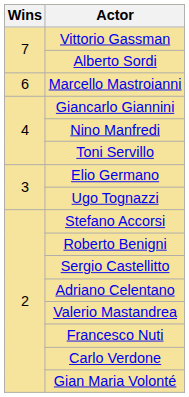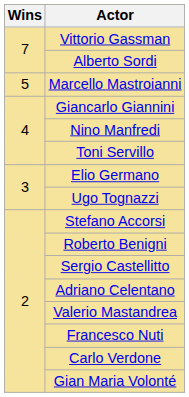(25, 84) 6 -> (25, 84) 5
